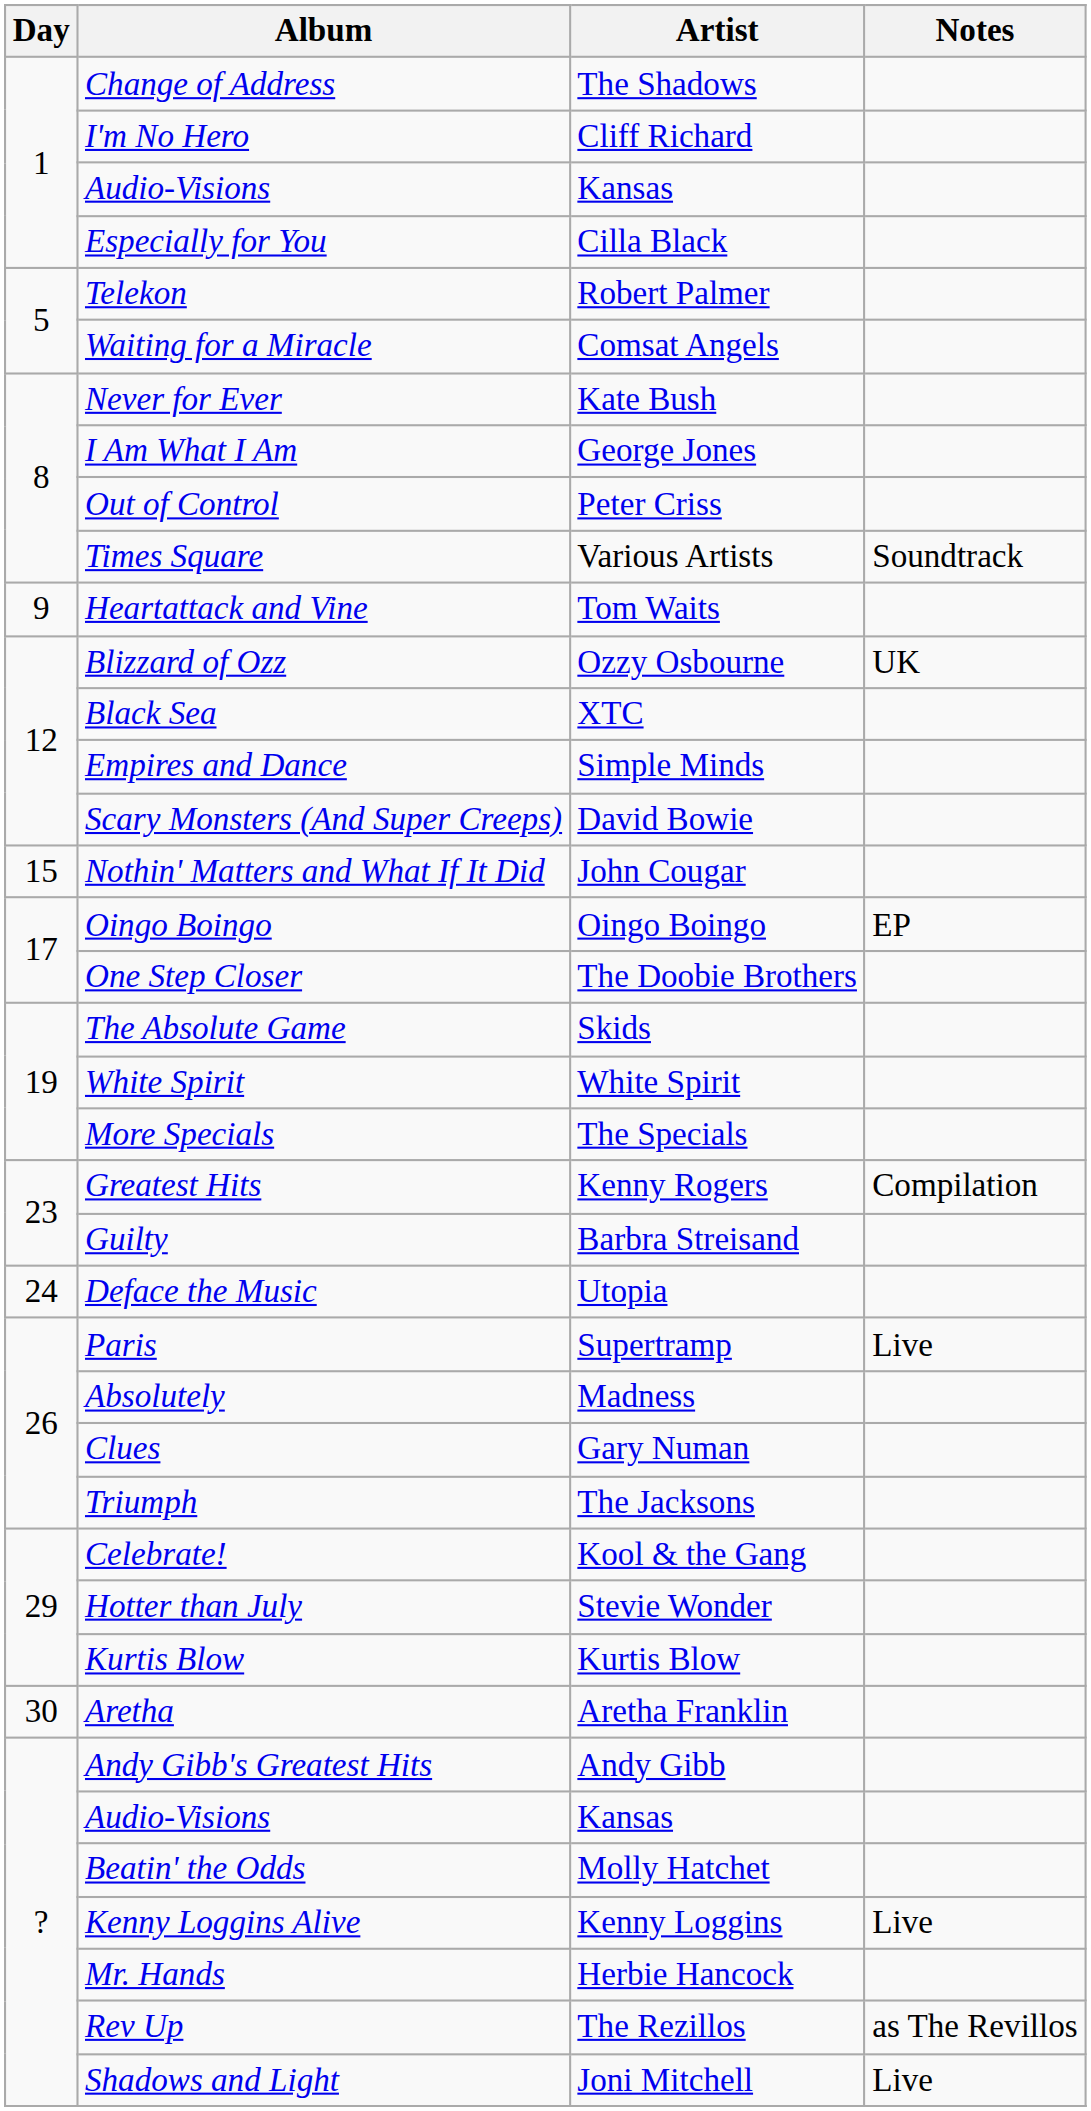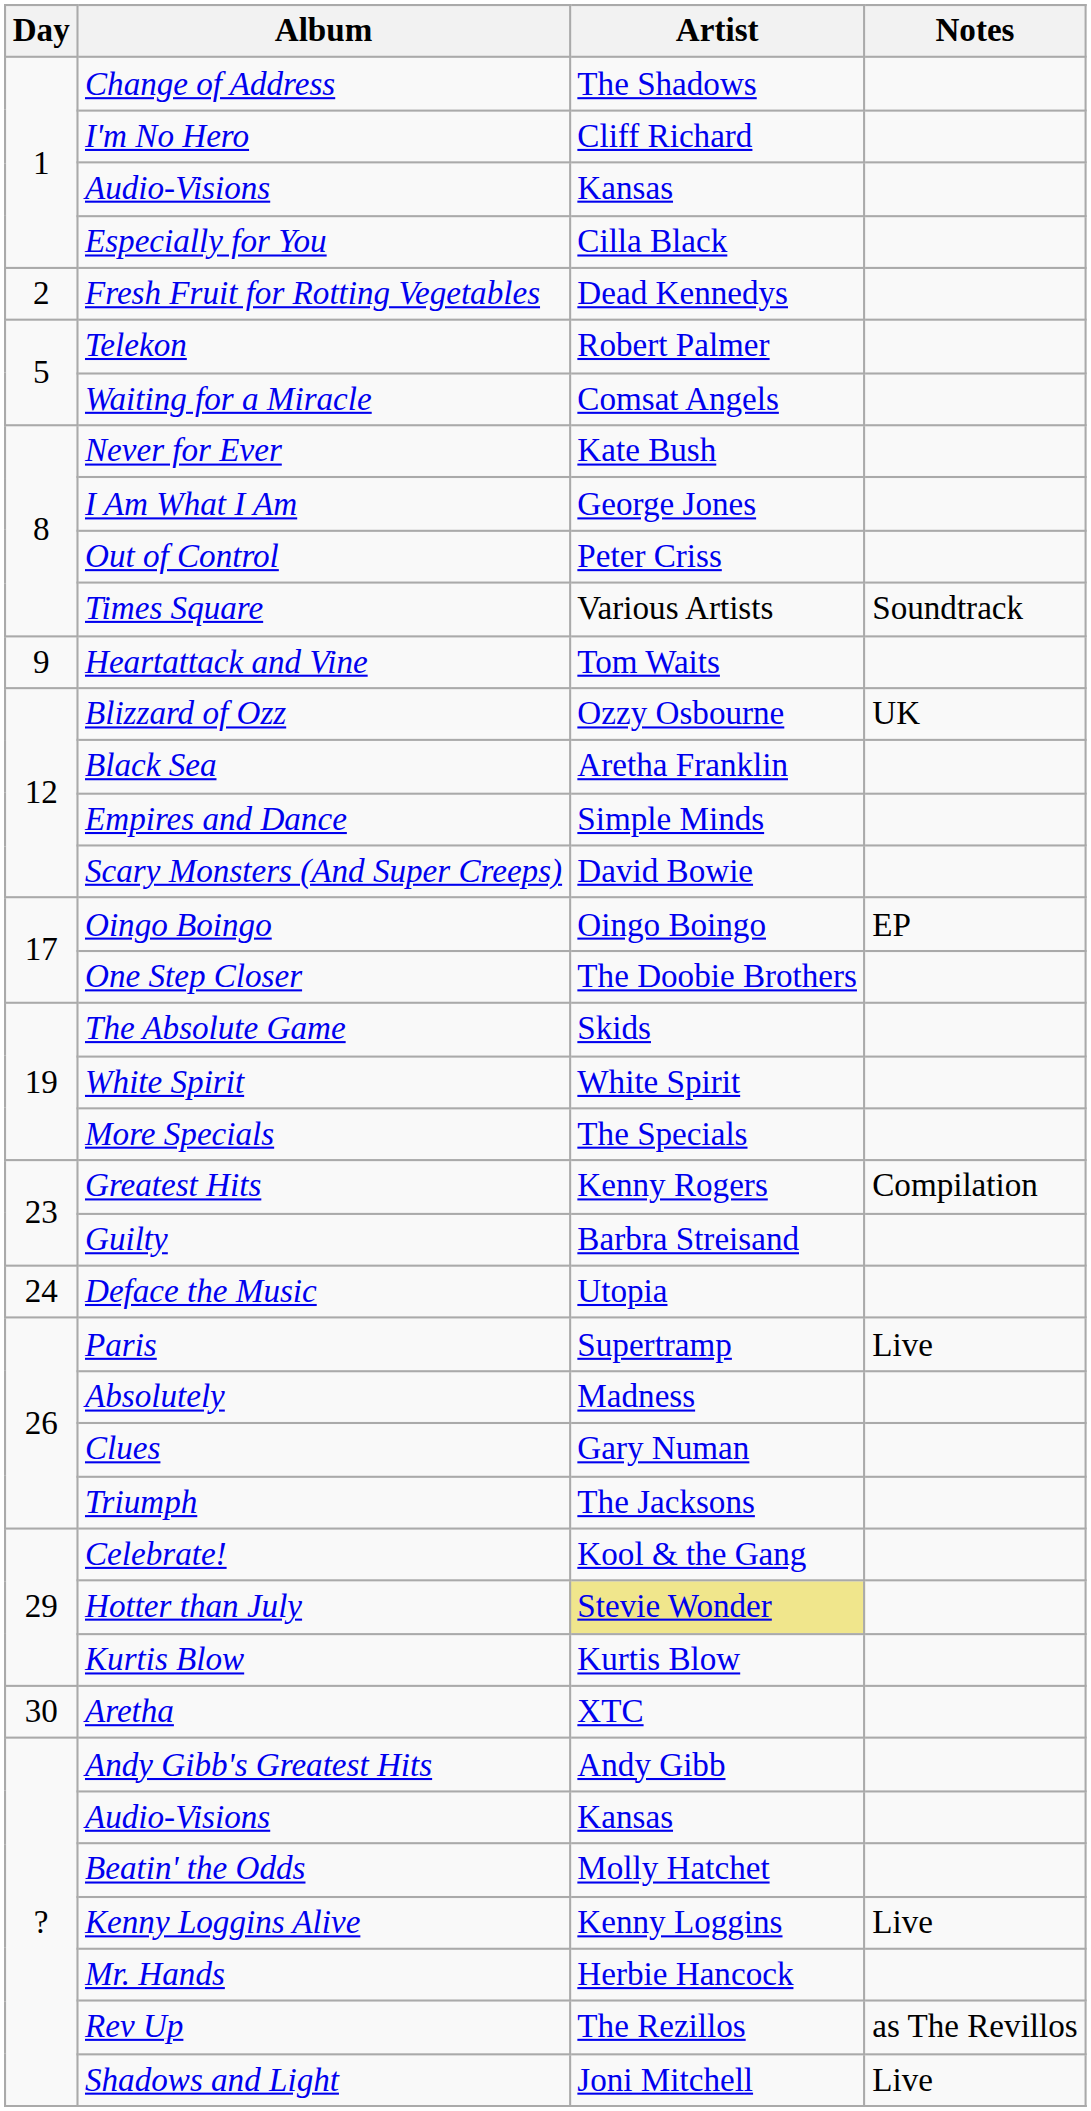+ row: (41, 293)
(610, 713) XTC -> (683, 766) Aretha Franklin
- row: (41, 871)
(675, 1606) no background -> (675, 1606) khaki background
(683, 1711) Aretha Franklin -> (610, 1711) XTC
